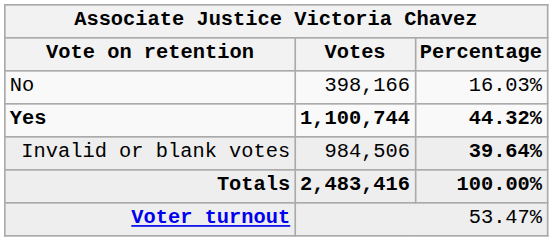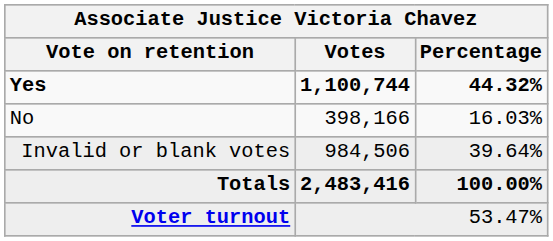rows swapped: (28, 120) <-> (22, 87)
(505, 153) bold -> (505, 153) normal
